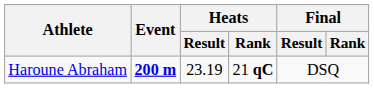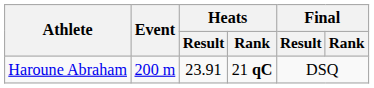(155, 69) bold -> (155, 69) normal
(204, 69) 23.19 -> (203, 69) 23.91
